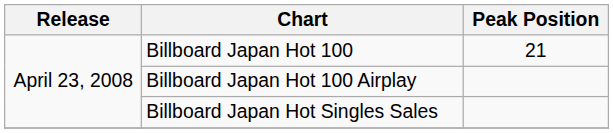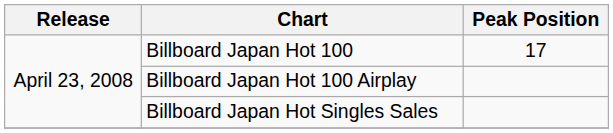(536, 50) 21 -> (536, 50) 17
